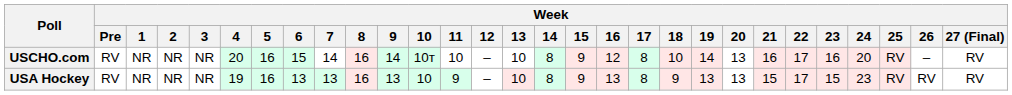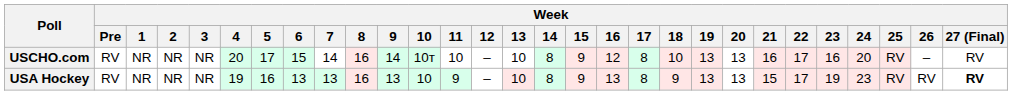(267, 57) 16 -> (267, 57) 17
(707, 57) 14 -> (707, 57) 13
(832, 79) 15 -> (832, 79) 19
(975, 79) normal -> (975, 79) bold
